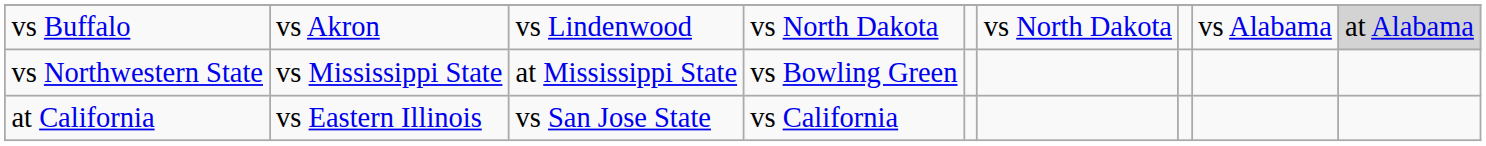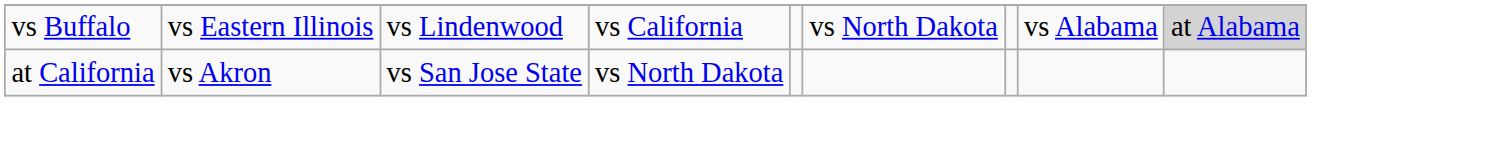(328, 27) vs Akron -> (271, 27) vs Eastern Illinois
(844, 27) vs North Dakota -> (669, 27) vs California
- row: (137, 72)
(379, 117) vs Eastern Illinois -> (220, 72) vs Akron
(824, 117) vs California -> (689, 72) vs North Dakota
